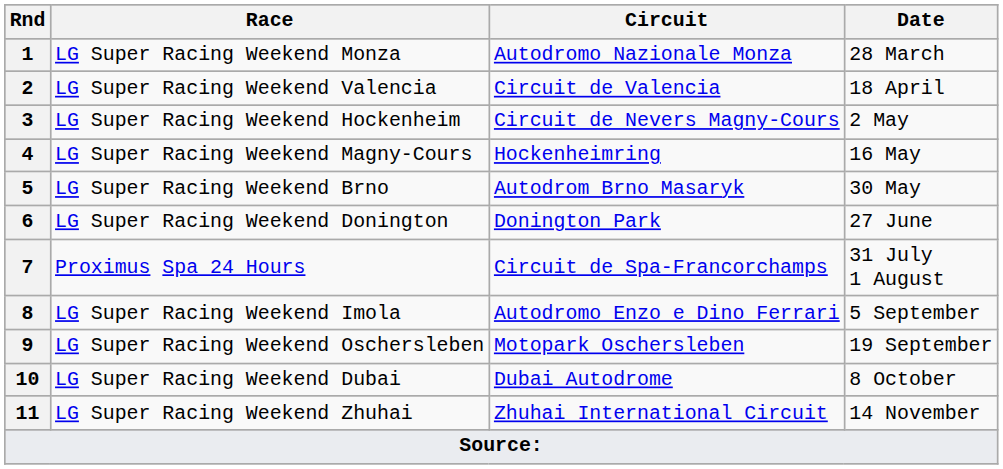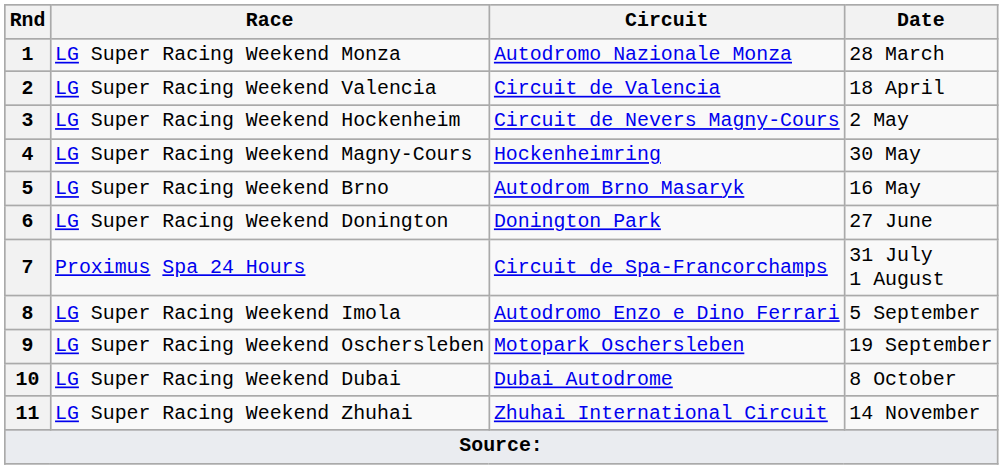(885, 155) 16 May -> (885, 155) 30 May
(885, 188) 30 May -> (885, 188) 16 May
